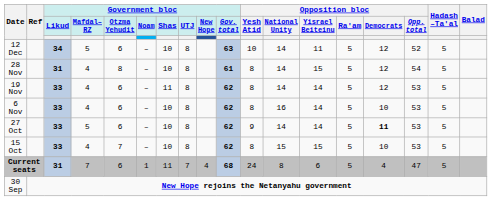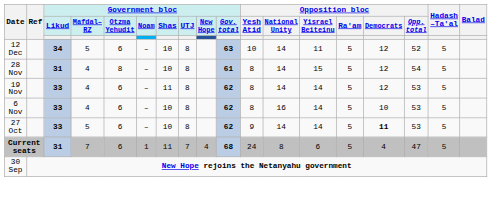- row: (15, 147)
